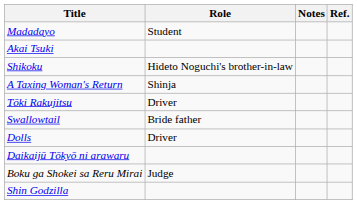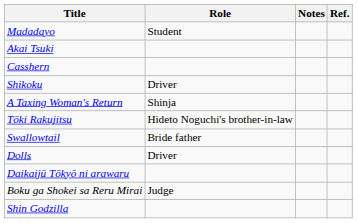+ row: (28, 66)
(220, 66) Hideto Noguchi's brother-in-law -> (162, 84) Driver
(162, 102) Driver -> (220, 119) Hideto Noguchi's brother-in-law
